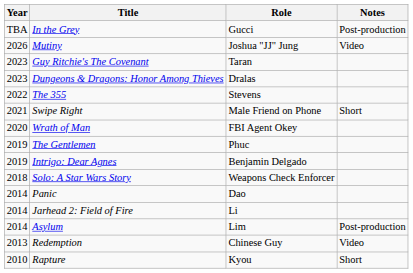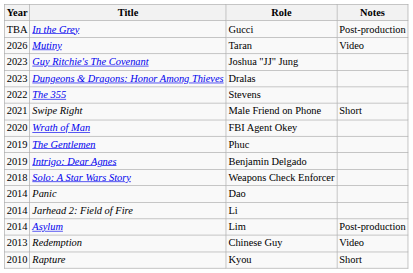(263, 45) Joshua "JJ" Jung -> (240, 45) Taran
(240, 62) Taran -> (263, 62) Joshua "JJ" Jung
